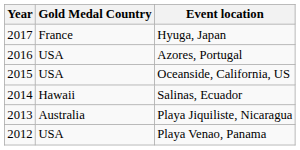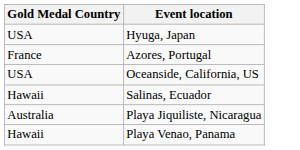- column: (20, 14)
(56, 34) France -> (20, 34) USA
(51, 54) USA -> (25, 54) France
(51, 134) USA -> (26, 134) Hawaii
